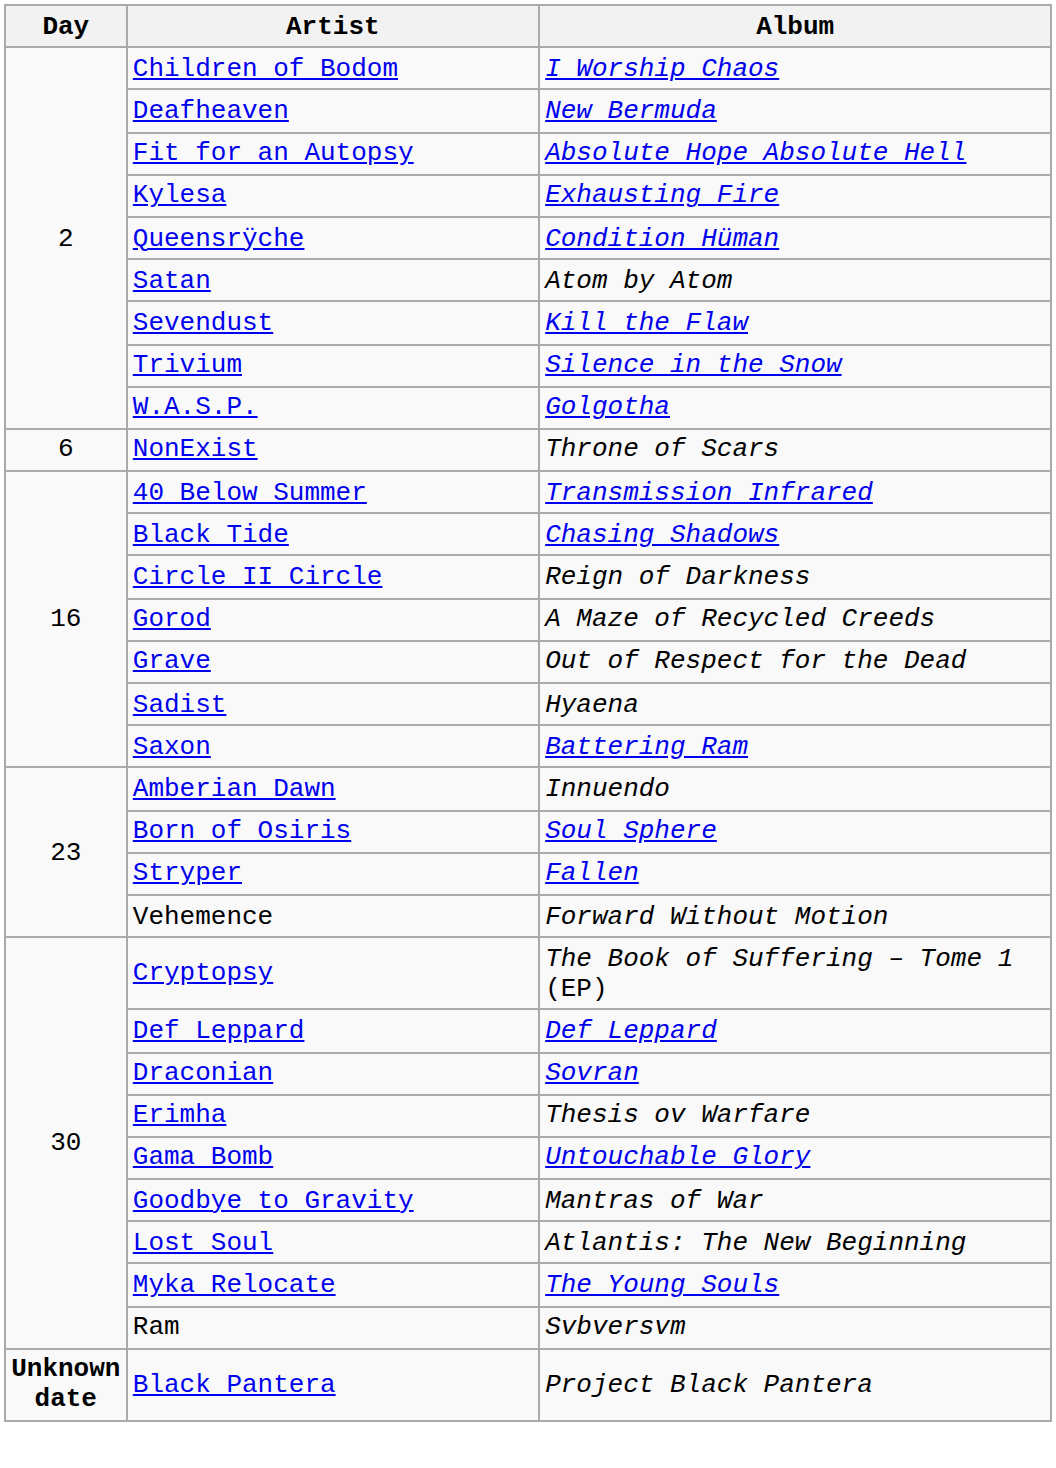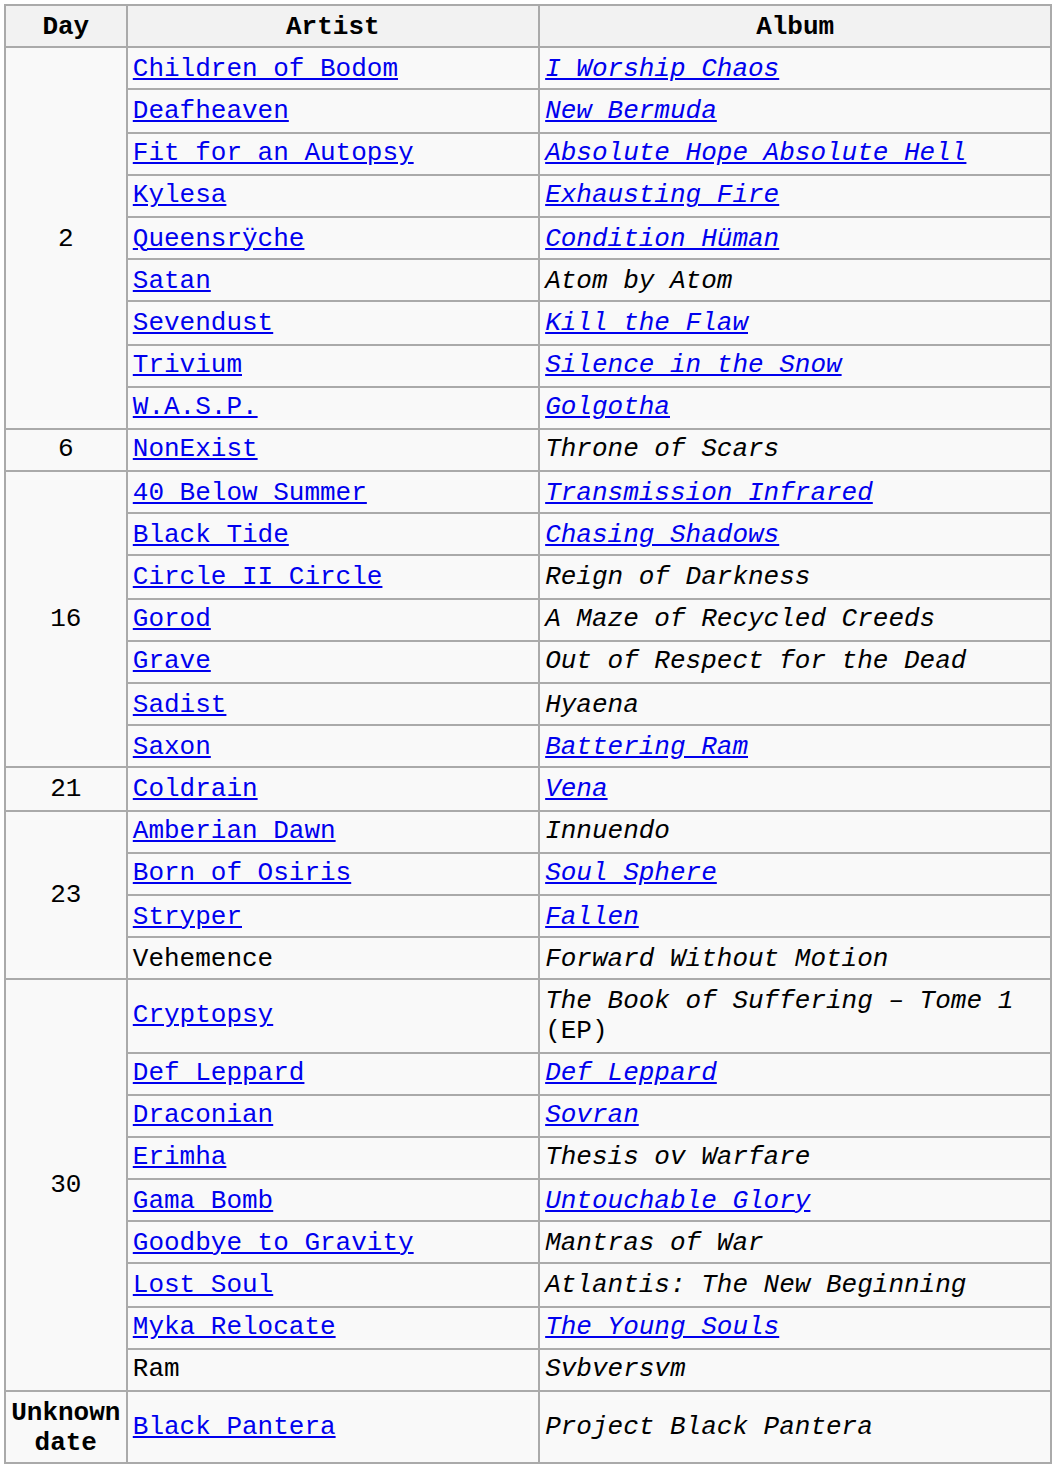+ row: (195, 789)
